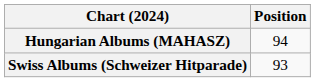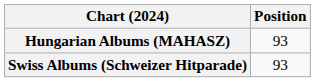(280, 40) 94 -> (280, 40) 93
